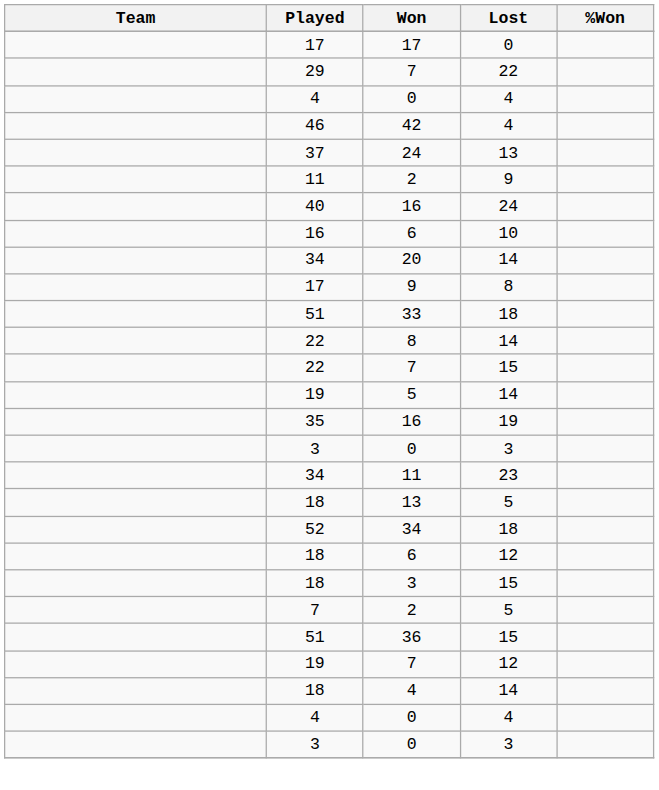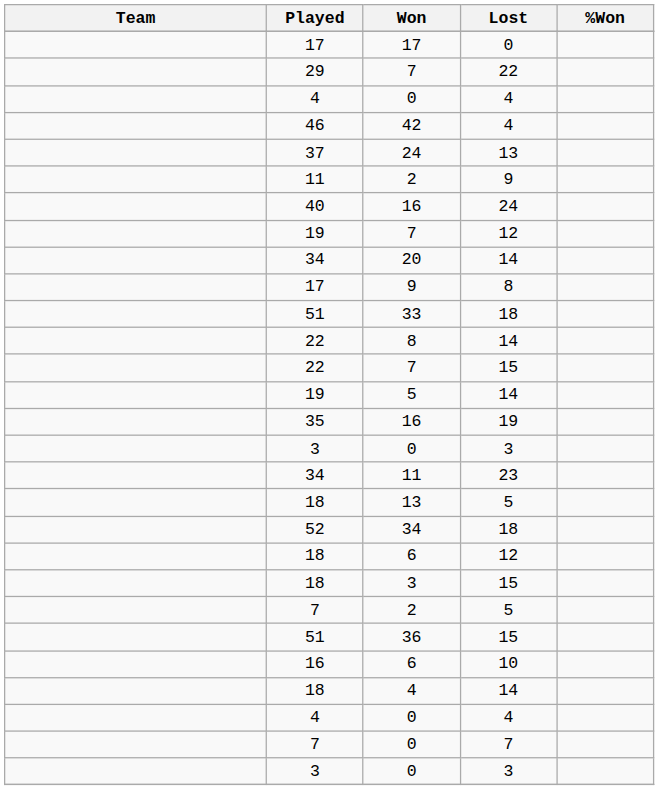rows swapped: (315, 664) <-> (315, 233)
+ row: (315, 745)
